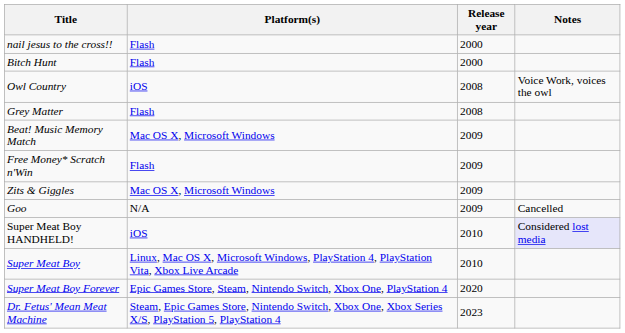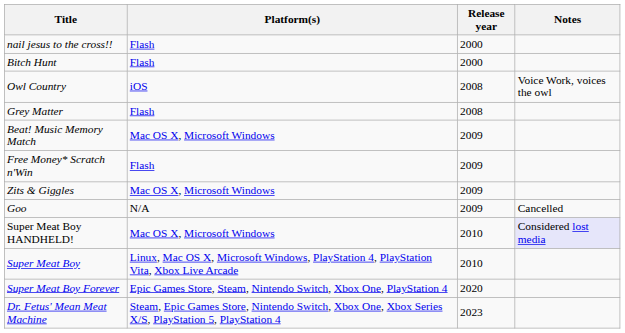(139, 233) iOS -> (202, 233) Mac OS X, Microsoft Windows
